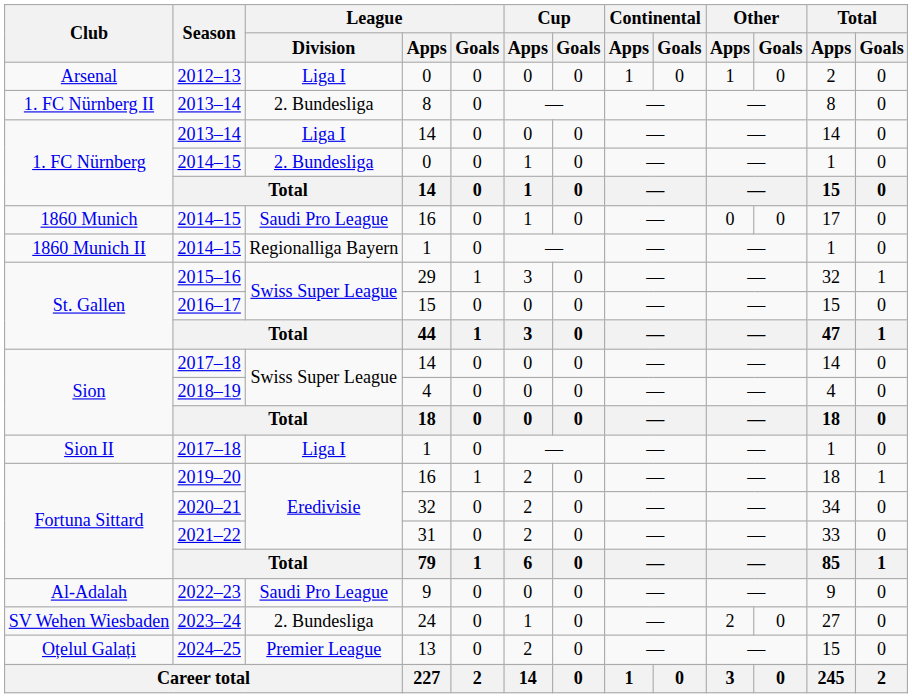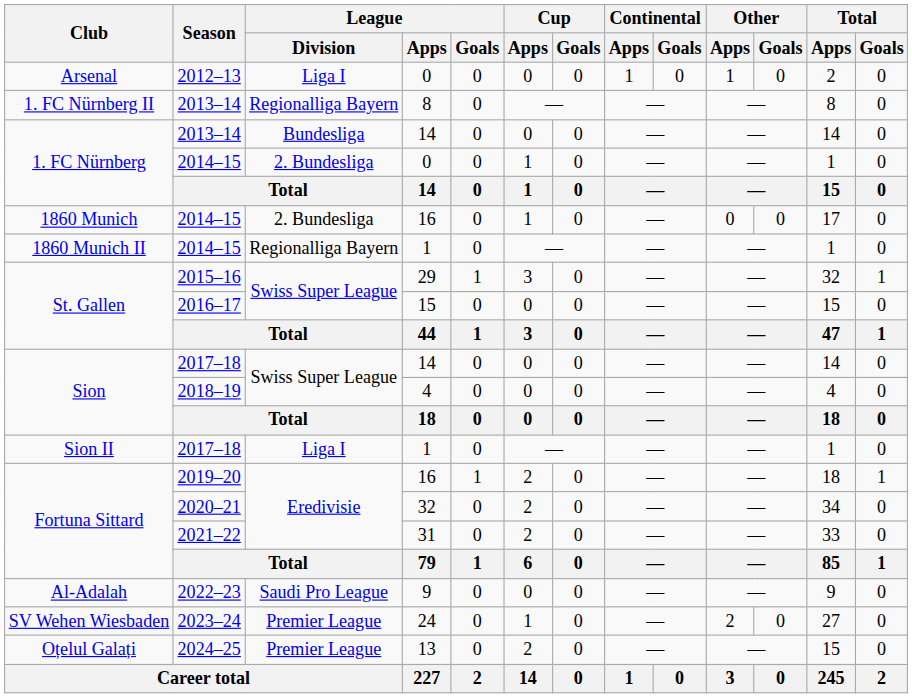(324, 104) 2. Bundesliga -> (324, 104) Regionalliga Bayern
(324, 133) Liga I -> (324, 133) Bundesliga
(324, 219) Saudi Pro League -> (324, 219) 2. Bundesliga
(324, 620) 2. Bundesliga -> (324, 620) Premier League
